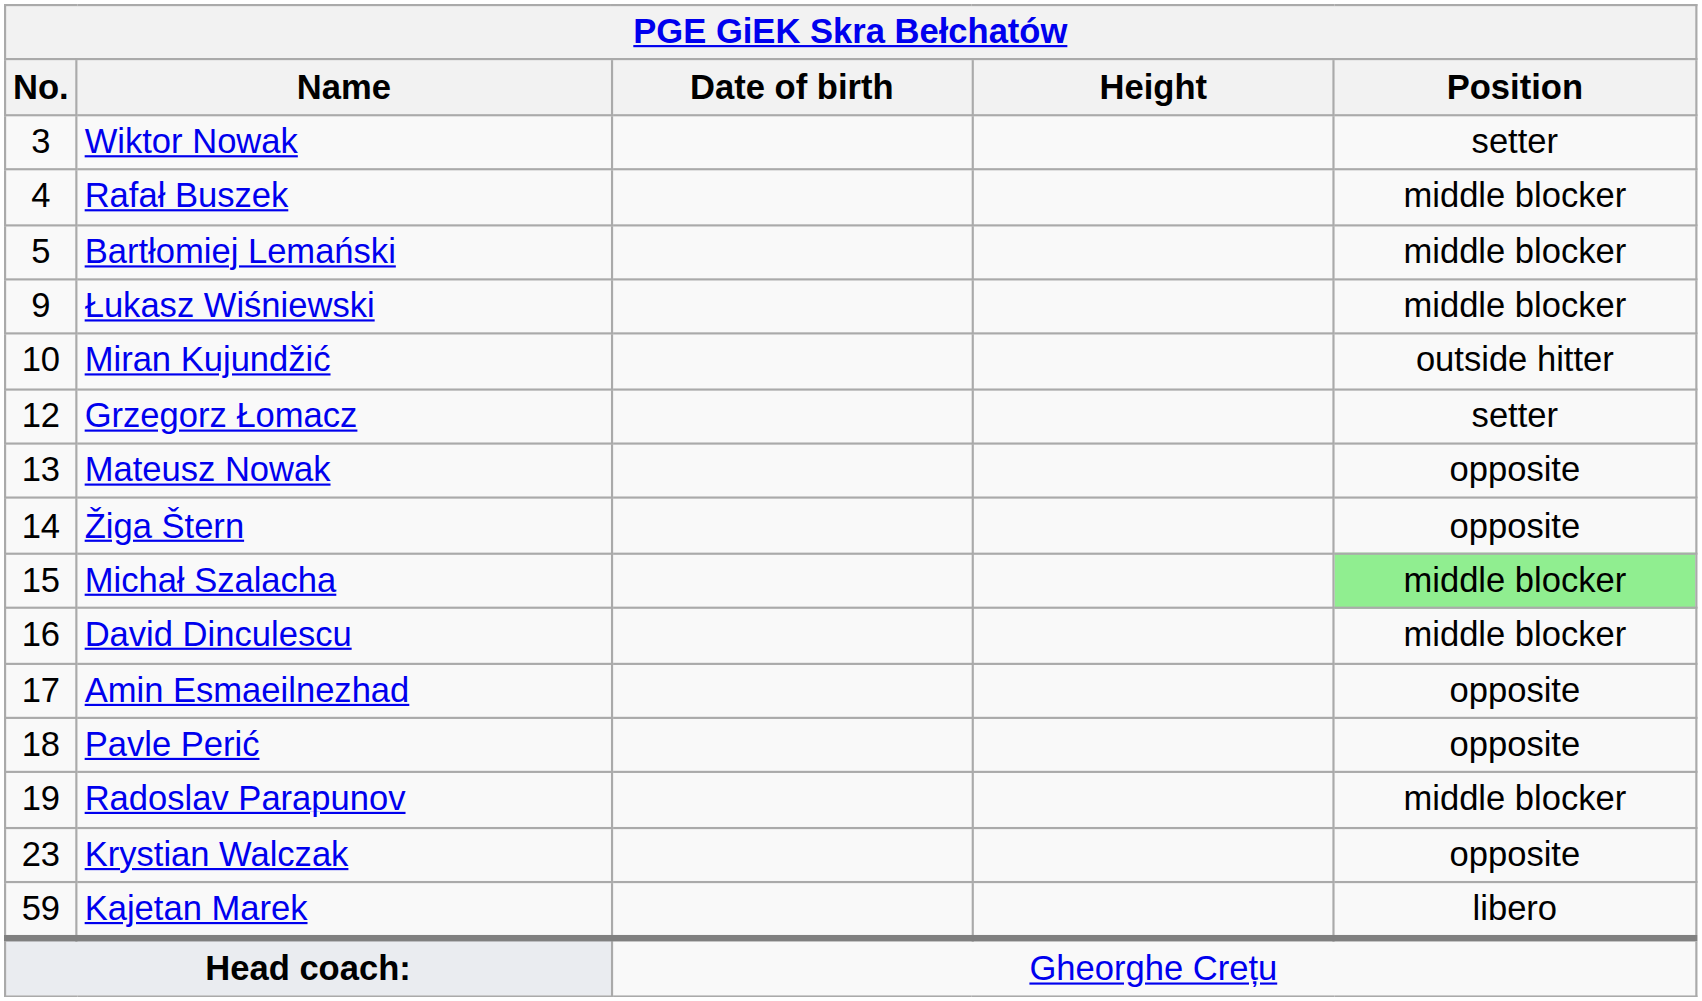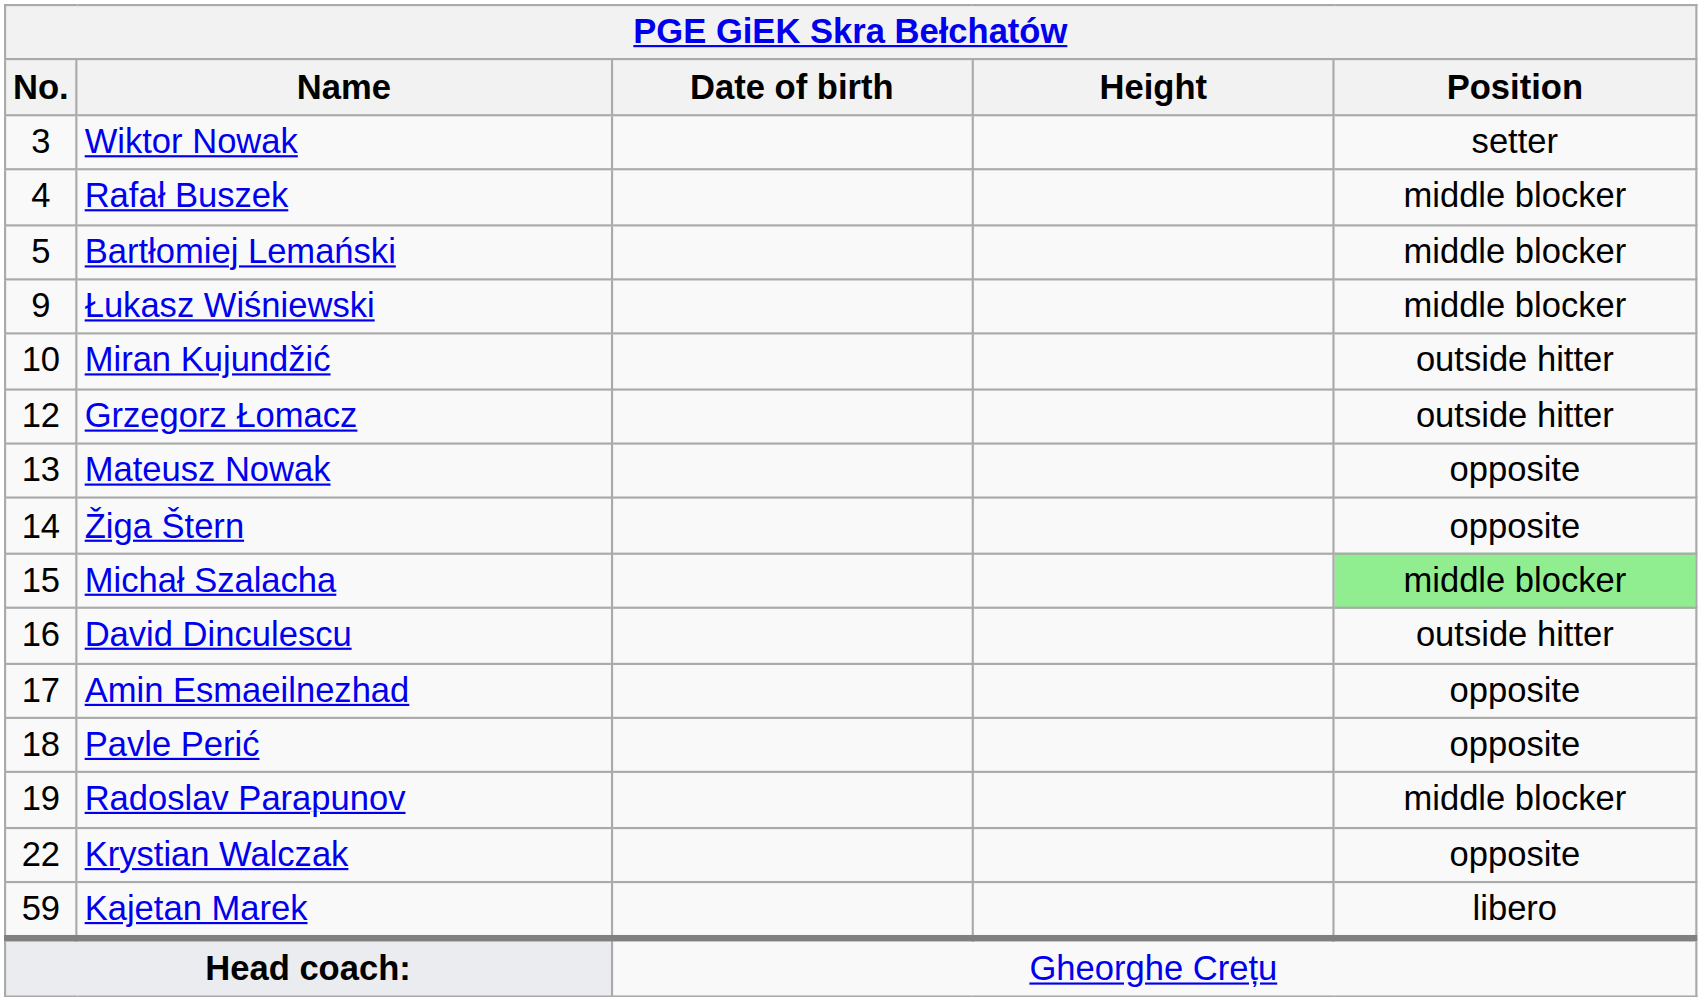(1515, 415) setter -> (1515, 415) outside hitter
(1515, 634) middle blocker -> (1515, 634) outside hitter
(41, 854) 23 -> (41, 854) 22
